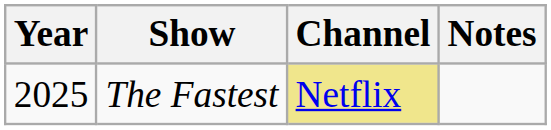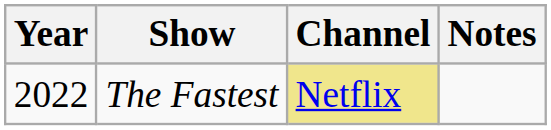(51, 93) 2025 -> (51, 93) 2022
